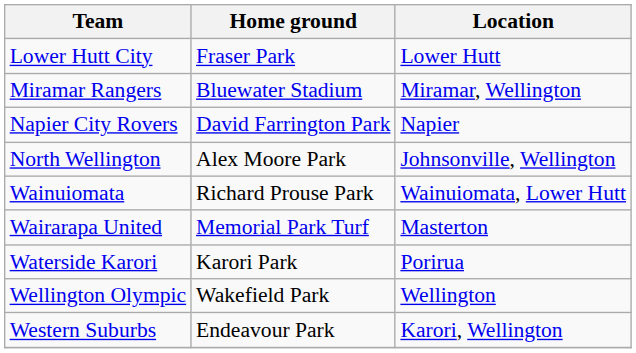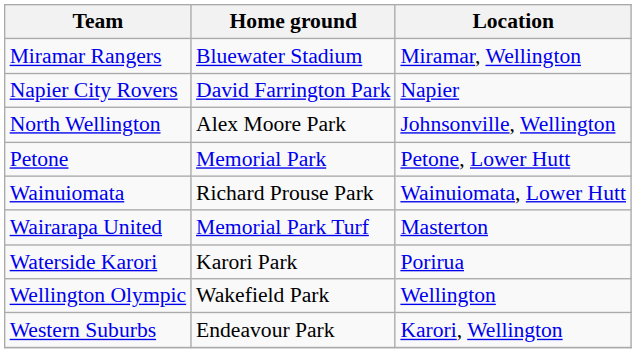- row: (81, 55)
+ row: (39, 158)
